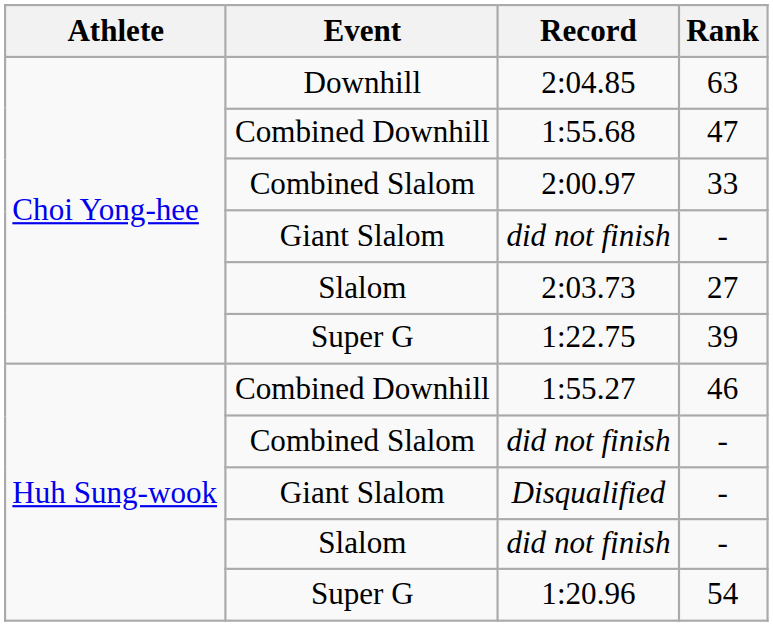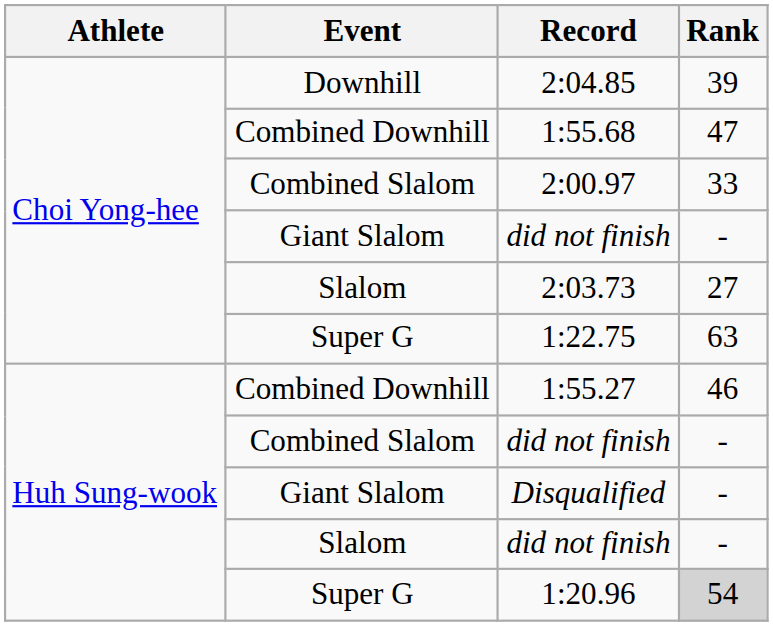(723, 81) 63 -> (723, 81) 39
(723, 338) 39 -> (723, 338) 63
(723, 594) no background -> (723, 594) lightgrey background
